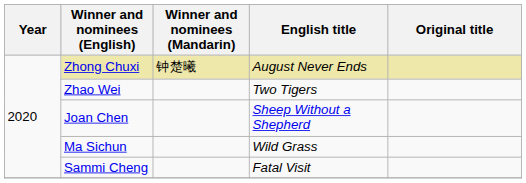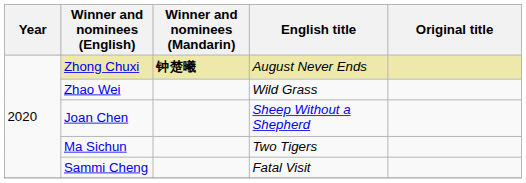(176, 66) normal -> (176, 66) bold
(285, 89) Two Tigers -> (285, 89) Wild Grass
(285, 146) Wild Grass -> (285, 146) Two Tigers
